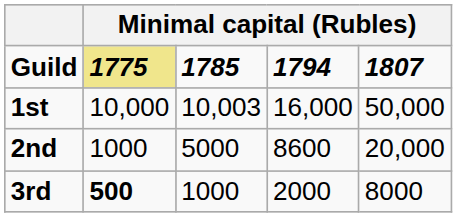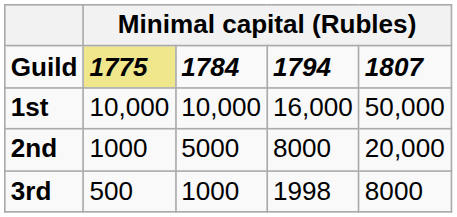(210, 66) 1785 -> (210, 66) 1784
(221, 107) 10,003 -> (221, 107) 10,000
(302, 149) 8600 -> (302, 149) 8000
(111, 190) bold -> (111, 190) normal
(302, 190) 2000 -> (302, 190) 1998
